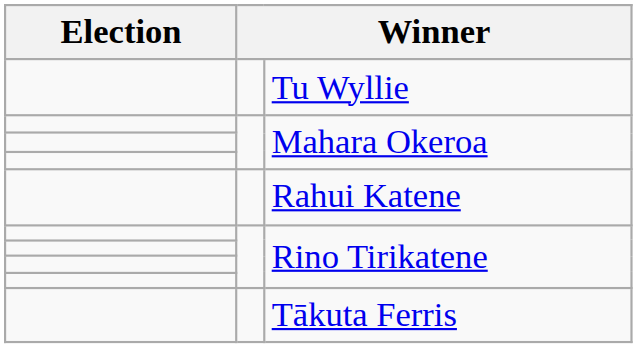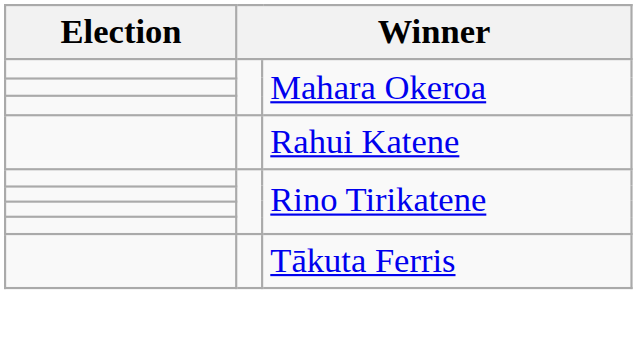- row: (121, 87)
